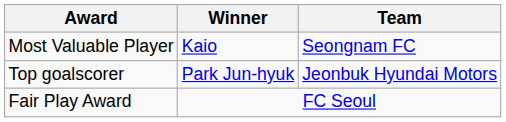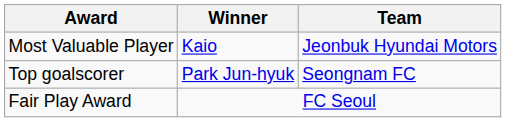(359, 46) Seongnam FC -> (400, 46) Jeonbuk Hyundai Motors
(400, 74) Jeonbuk Hyundai Motors -> (359, 74) Seongnam FC
